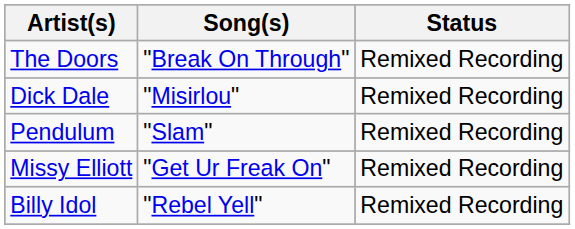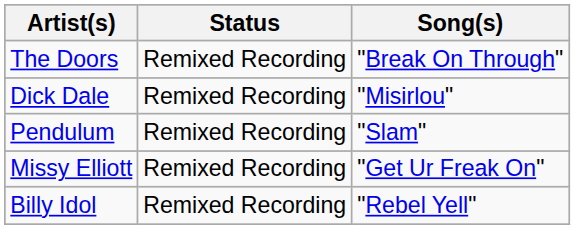columns swapped: (246, 23) <-> (462, 23)
